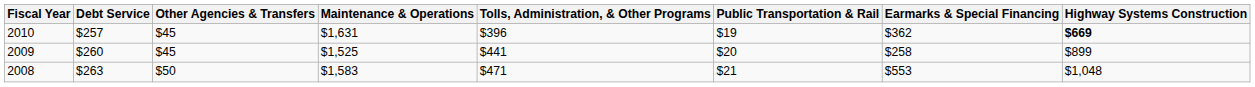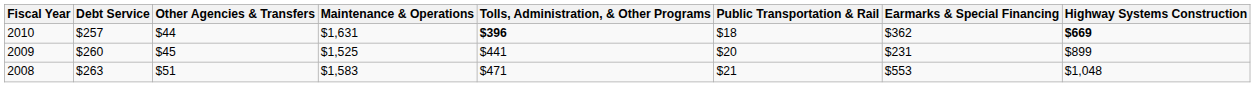(166, 33) $45 -> (166, 33) $44
(493, 33) normal -> (493, 33) bold
(727, 33) $19 -> (727, 33) $18
(898, 52) $258 -> (898, 52) $231
(166, 71) $50 -> (166, 71) $51
